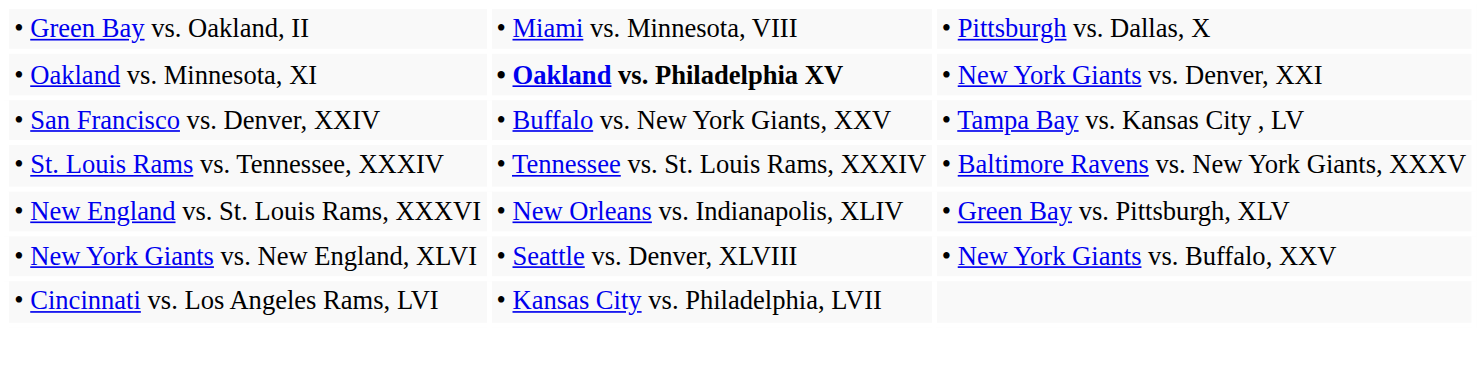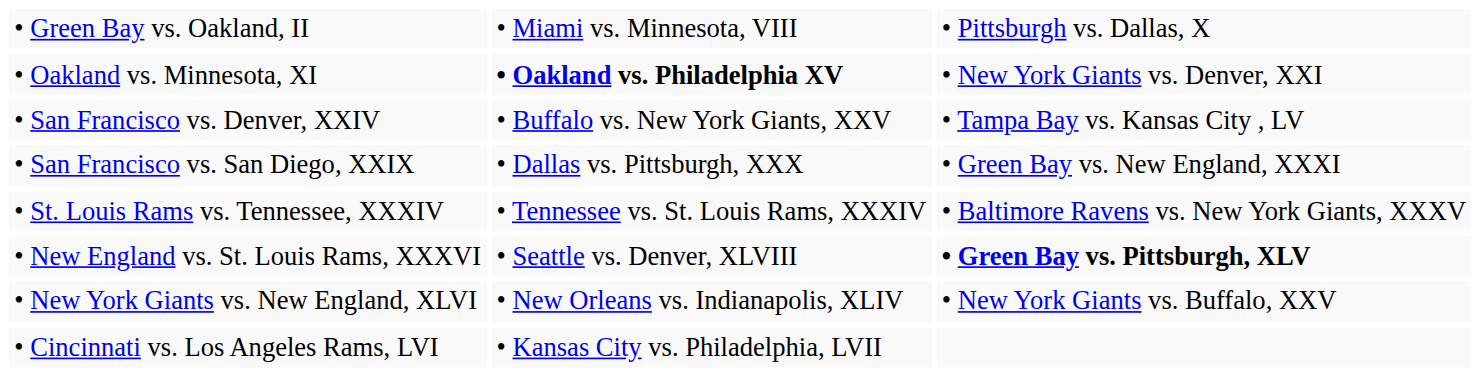+ row: (214, 165)
(700, 210) • New Orleans vs. Indianapolis, XLIV -> (647, 256) • Seattle vs. Denver, XLVIII
(1116, 210) normal -> (1126, 256) bold
(647, 256) • Seattle vs. Denver, XLVIII -> (700, 301) • New Orleans vs. Indianapolis, XLIV
